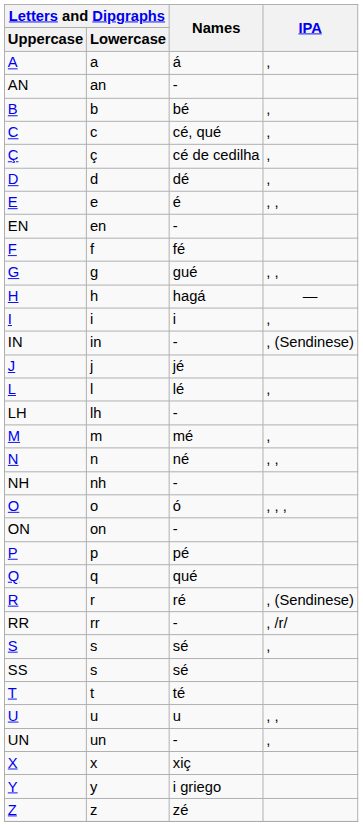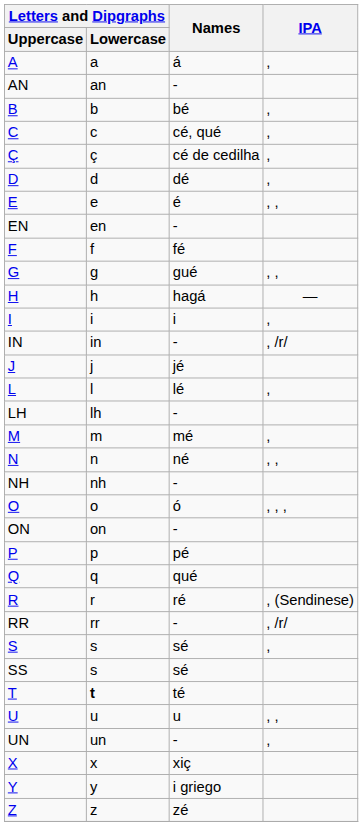(310, 343) , (Sendinese) -> (277, 343) , /r/
(92, 693) normal -> (92, 693) bold
